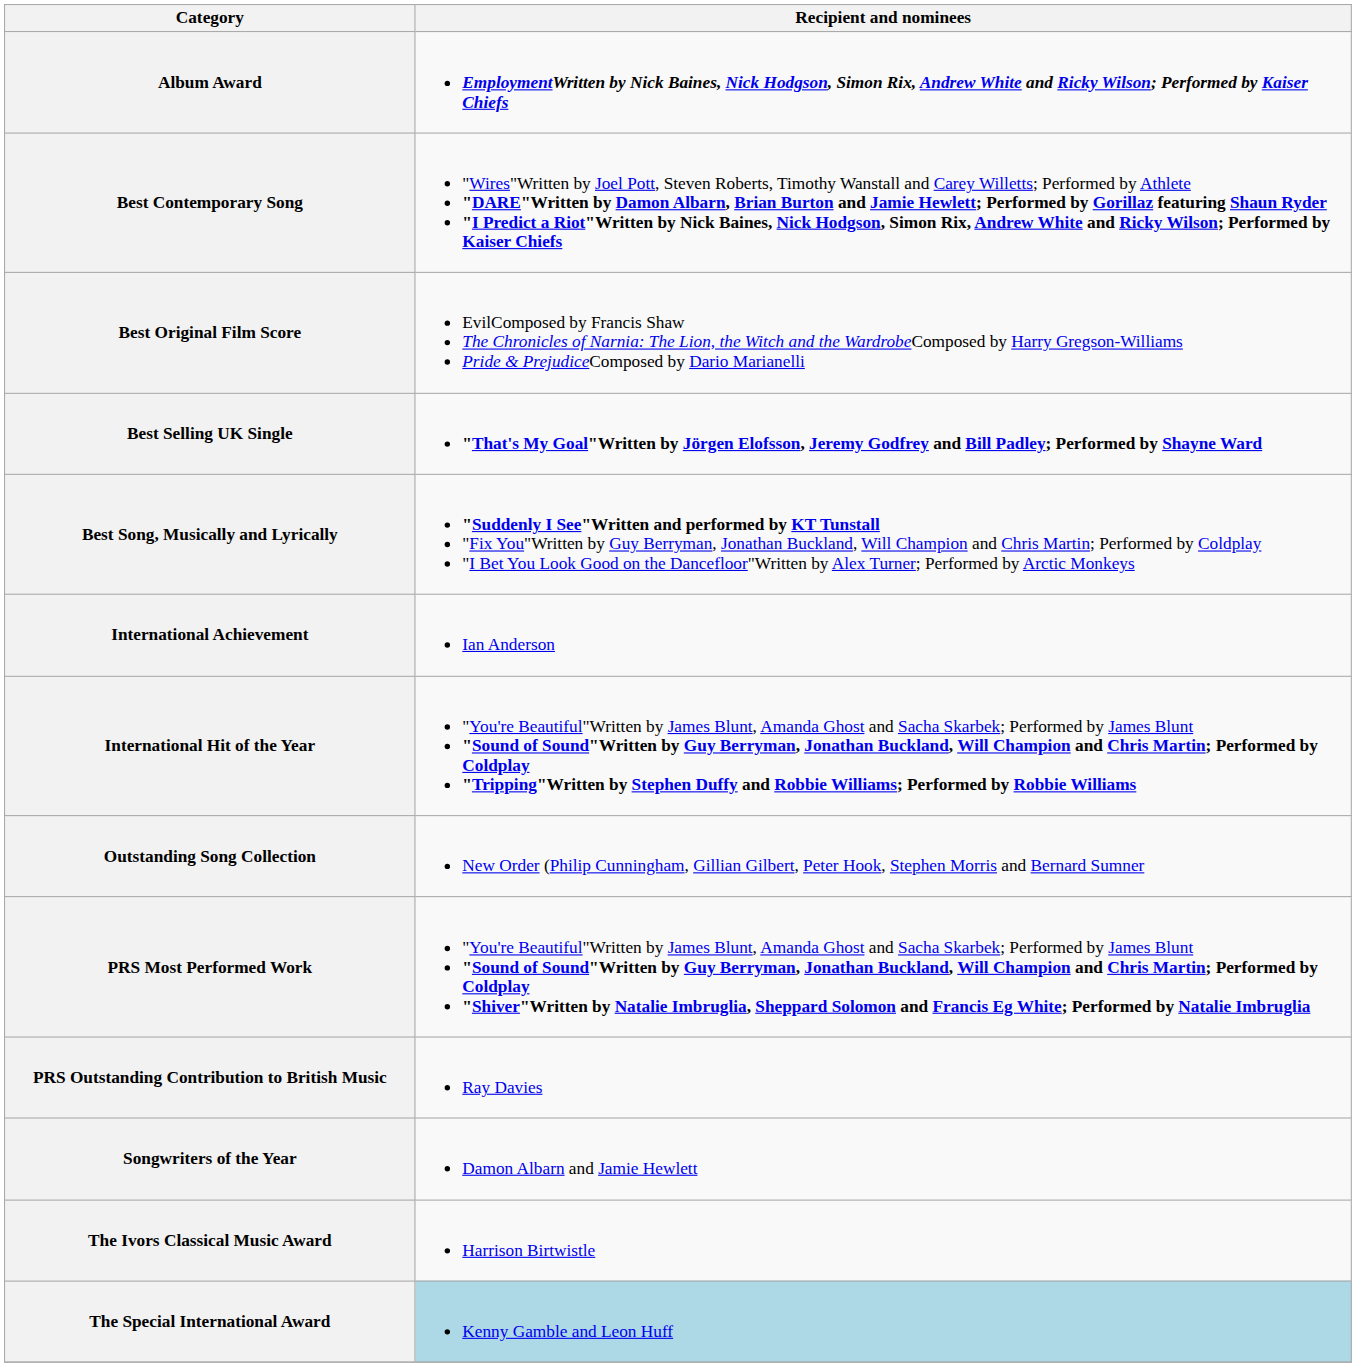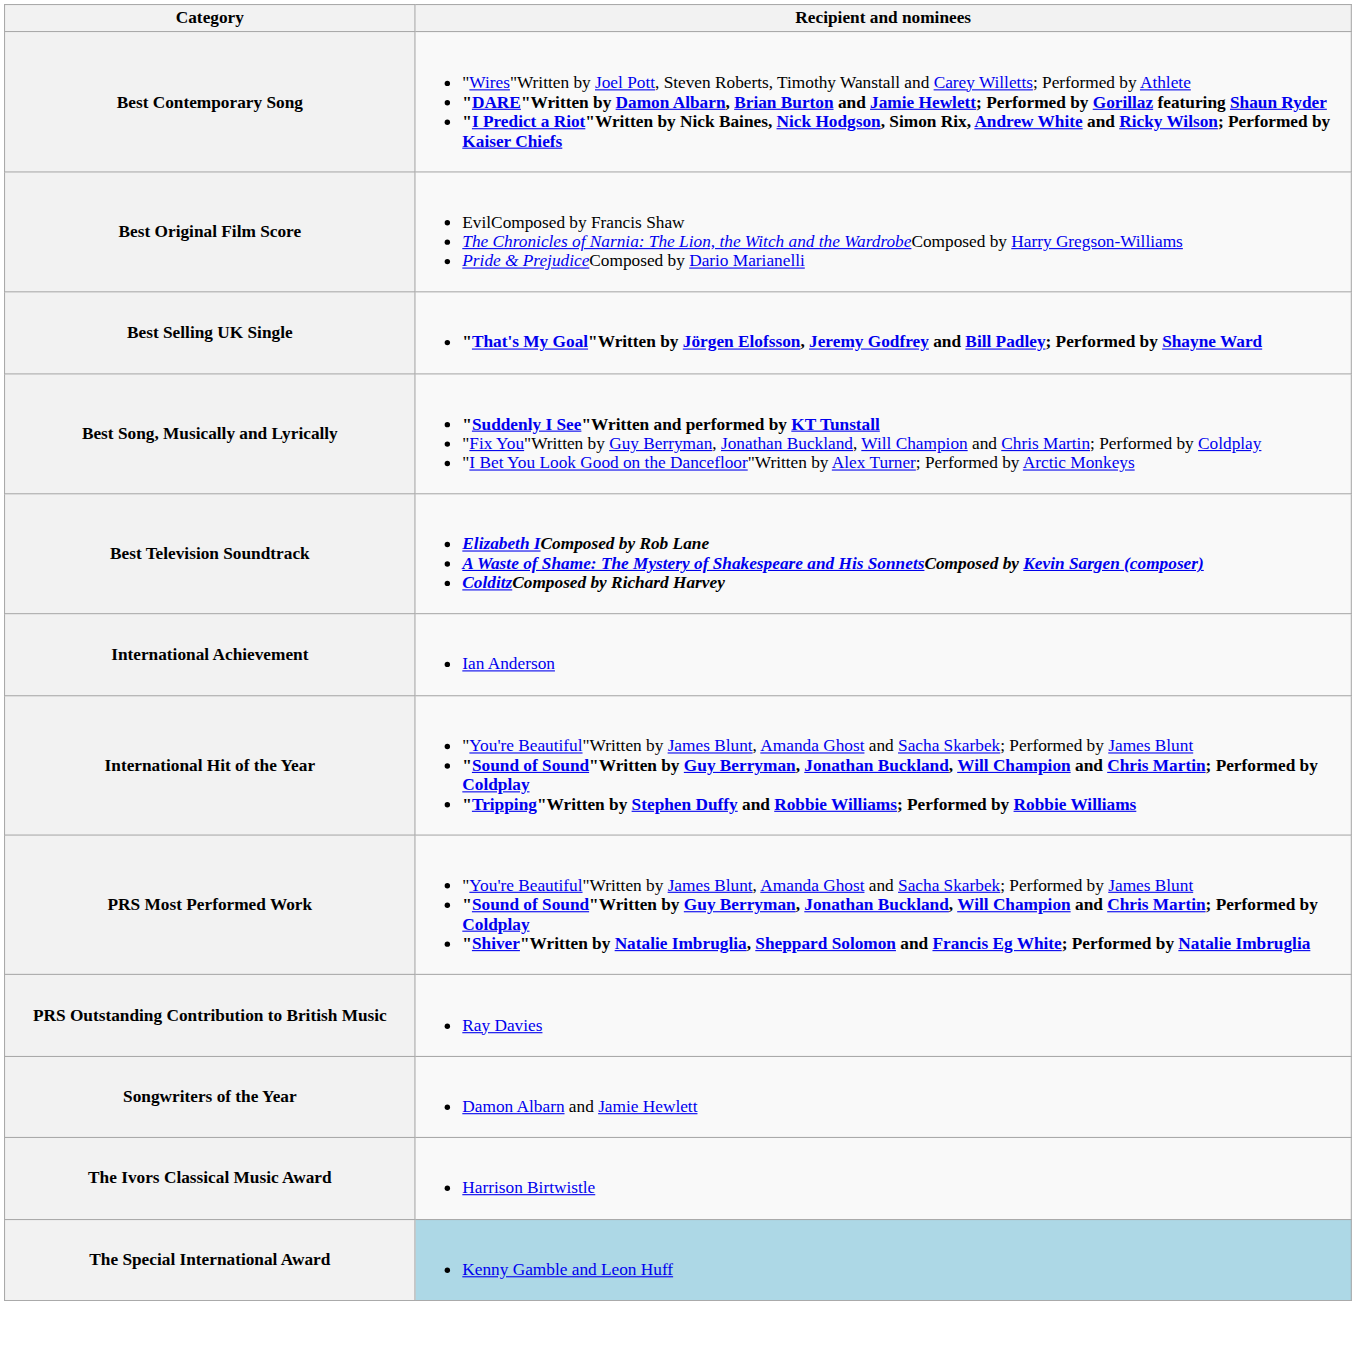- row: (210, 82)
+ row: (210, 553)
- row: (210, 856)
